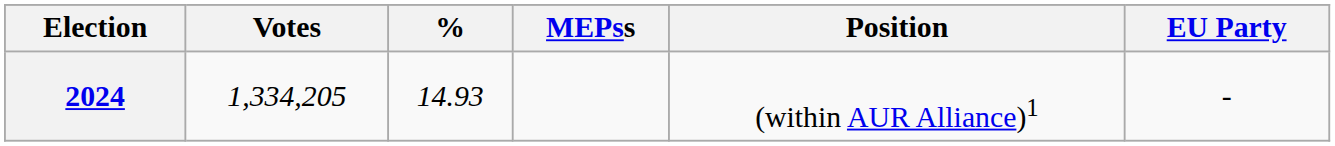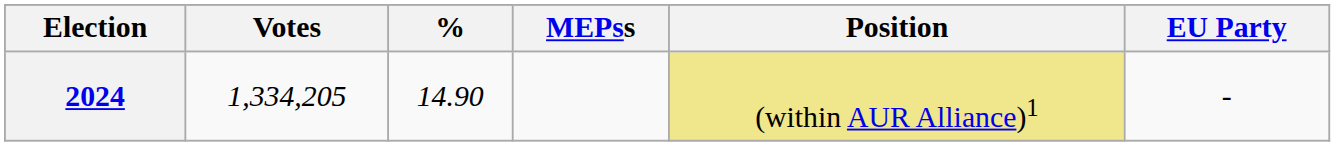(450, 96) 14.93 -> (450, 96) 14.90
(897, 112) no background -> (897, 112) khaki background
